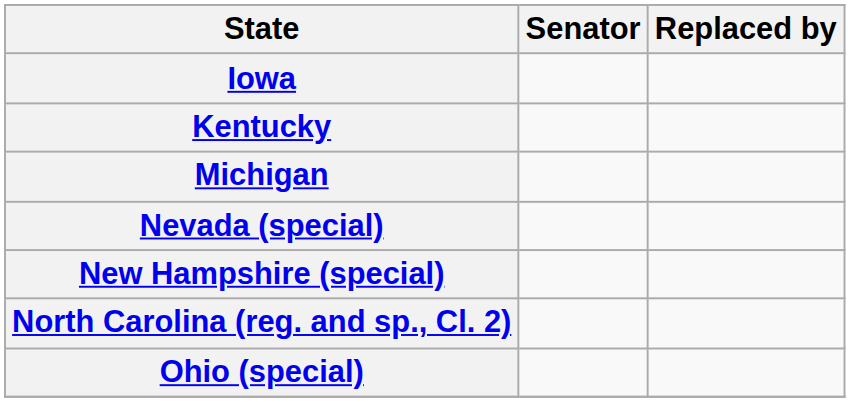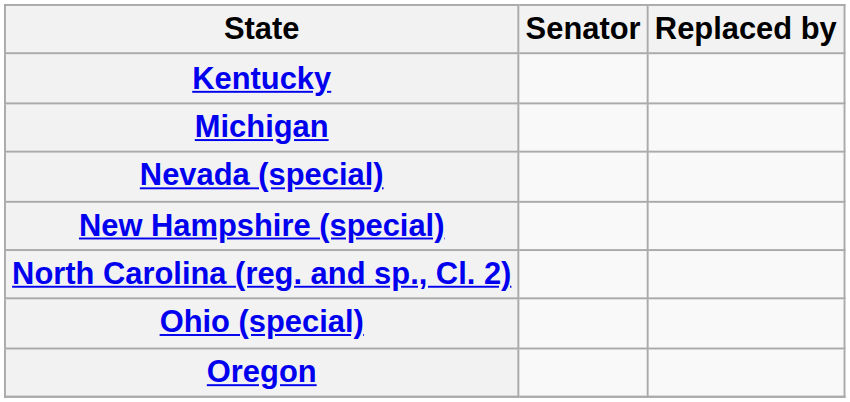- row: (262, 77)
+ row: (262, 371)
